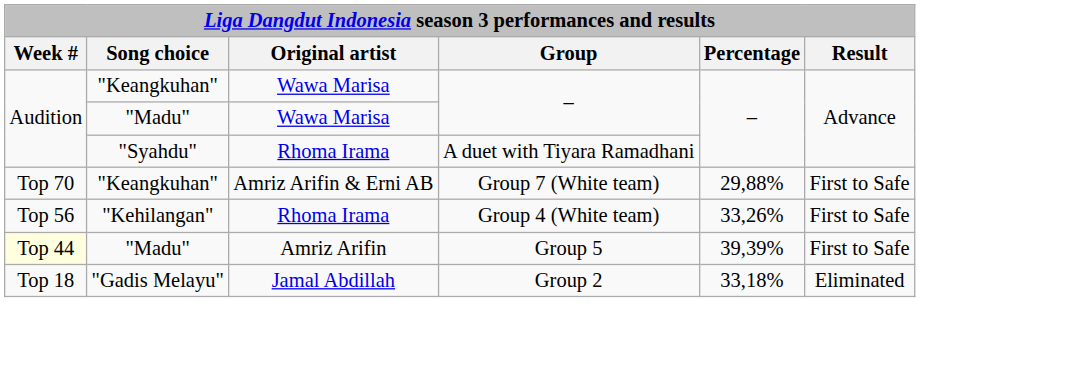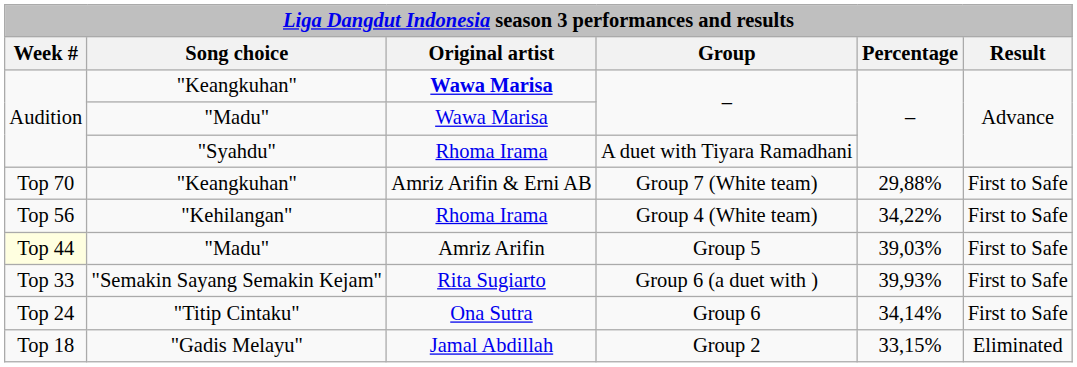(333, 85) normal -> (491, 85) bold
(752, 215) 33,26% -> (910, 215) 34,22%
(752, 248) 39,39% -> (910, 248) 39,03%
+ row: (237, 280)
+ row: (237, 313)
(752, 280) 33,18% -> (910, 345) 33,15%
